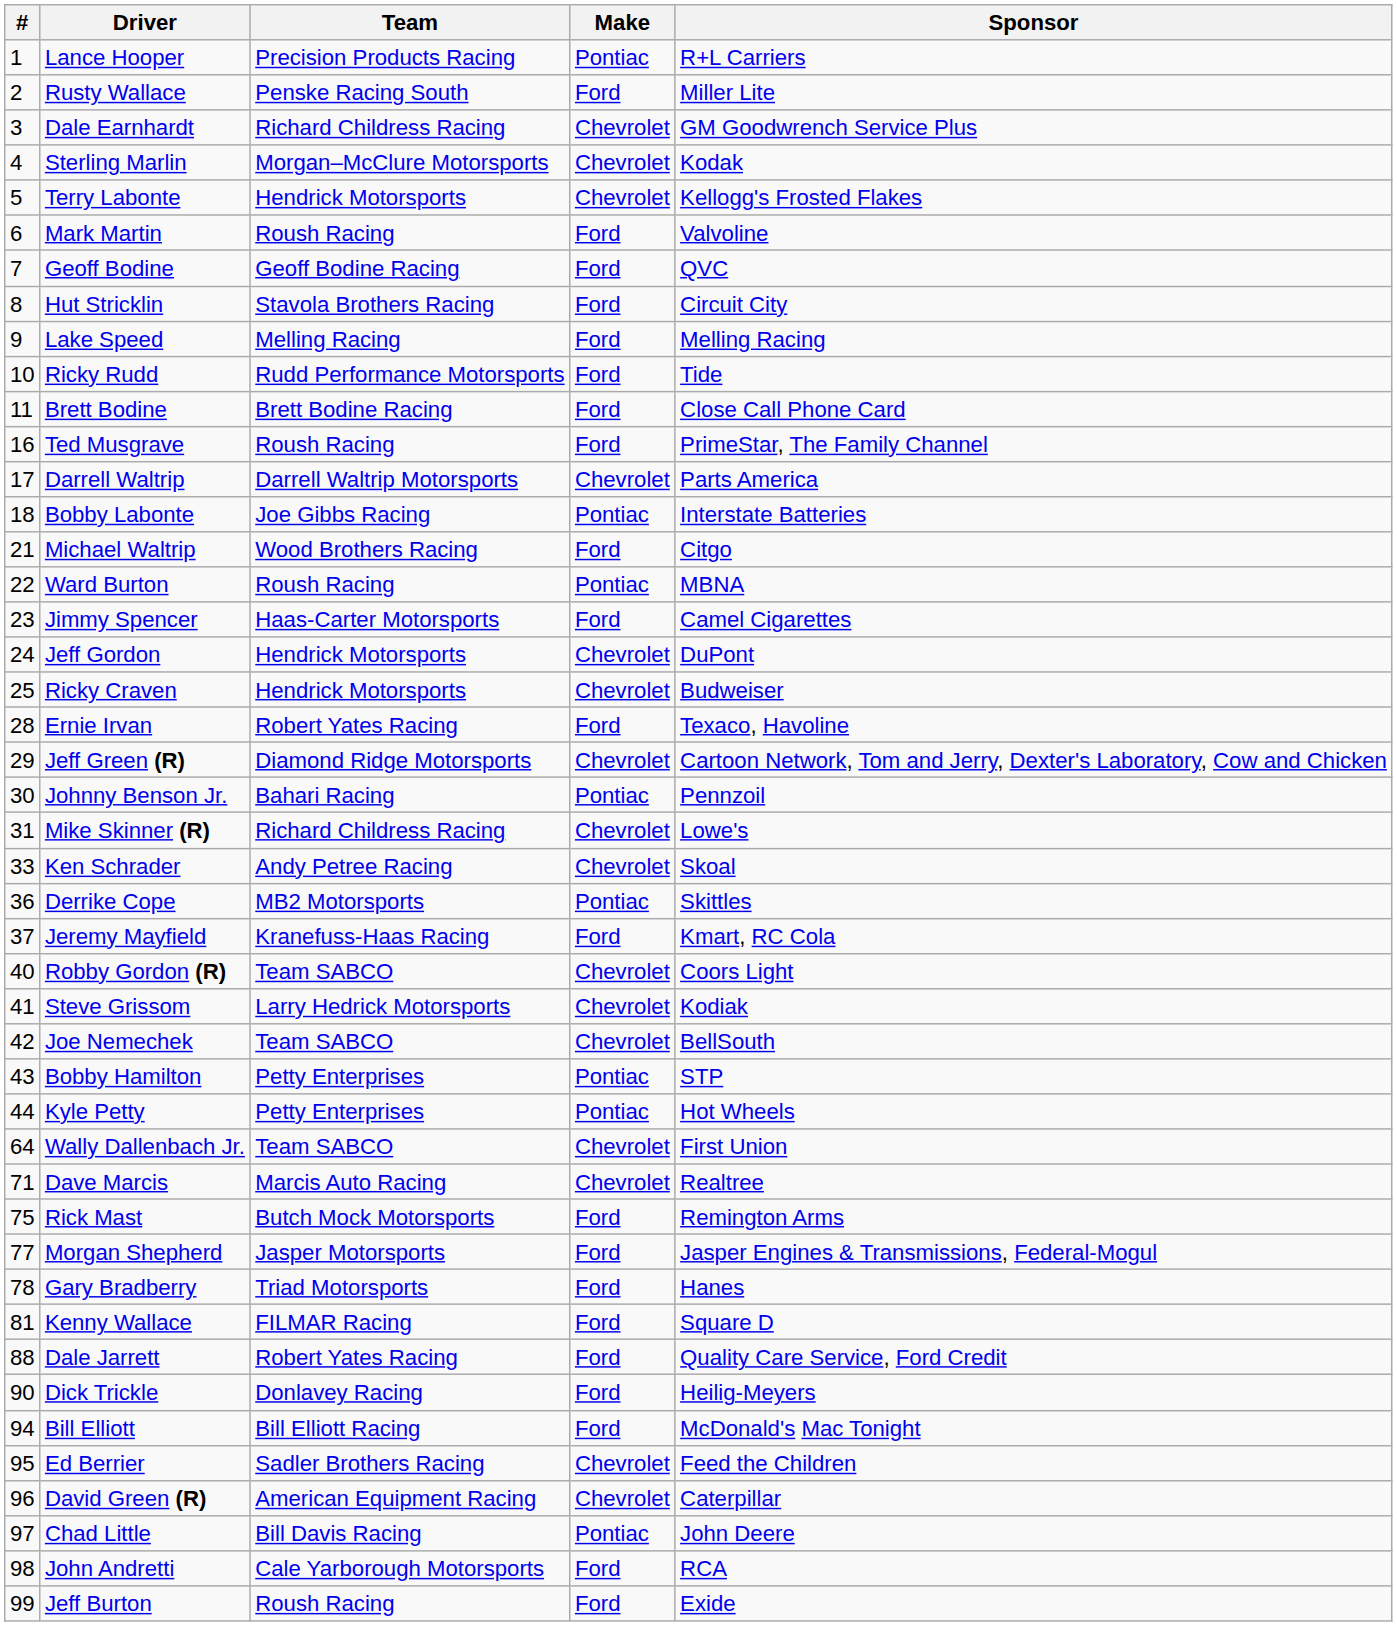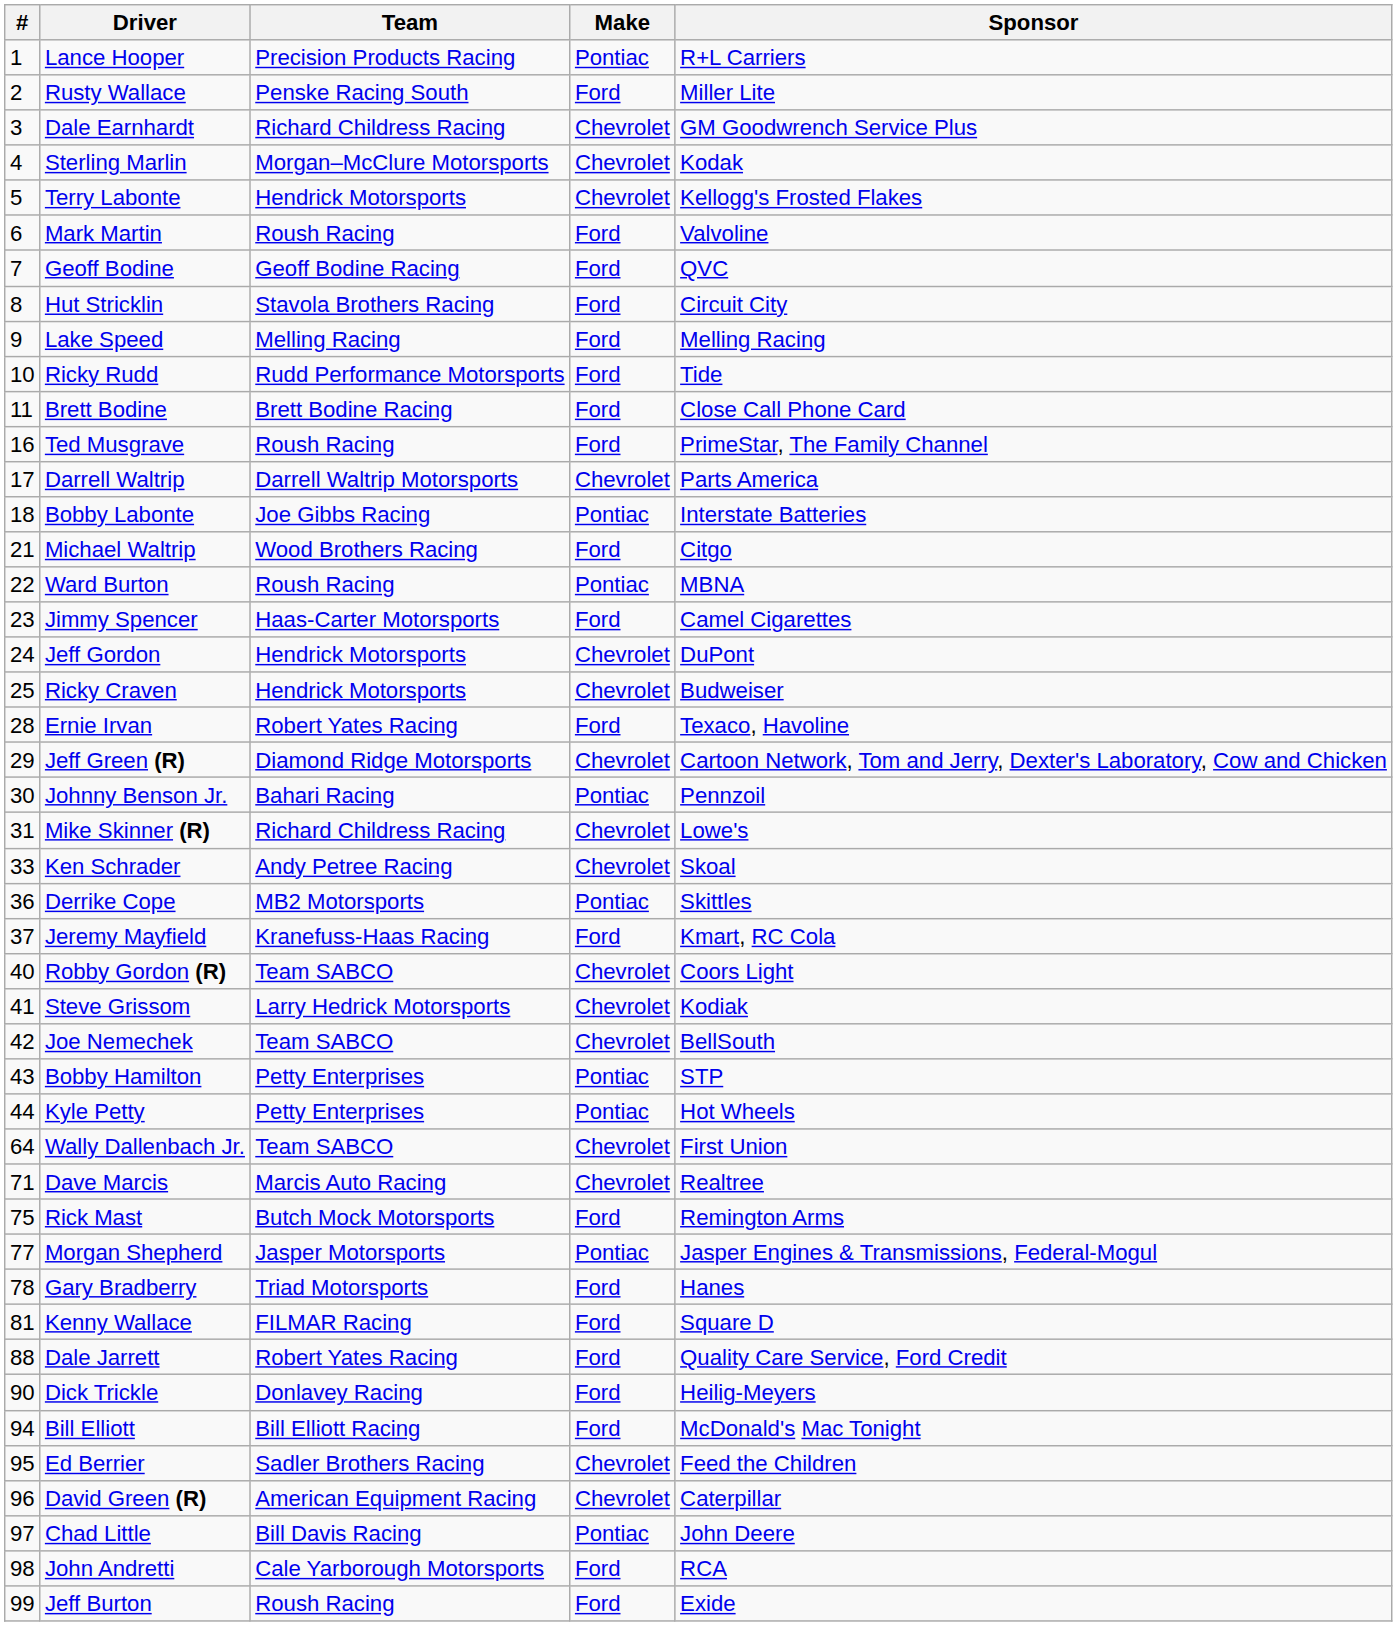(598, 1252) Ford -> (612, 1252) Pontiac
